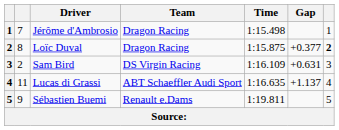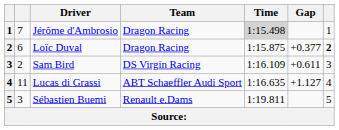(266, 30) no background -> (266, 30) lightgrey background
(20, 47) 8 -> (20, 47) 6
(306, 64) +0.631 -> (305, 64) +0.611
(306, 82) +1.137 -> (306, 82) +1.127
(20, 99) 9 -> (20, 99) 3
